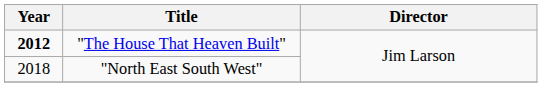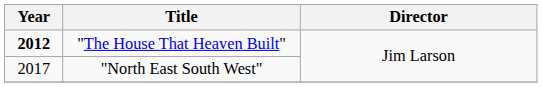(34, 69) 2018 -> (34, 69) 2017
